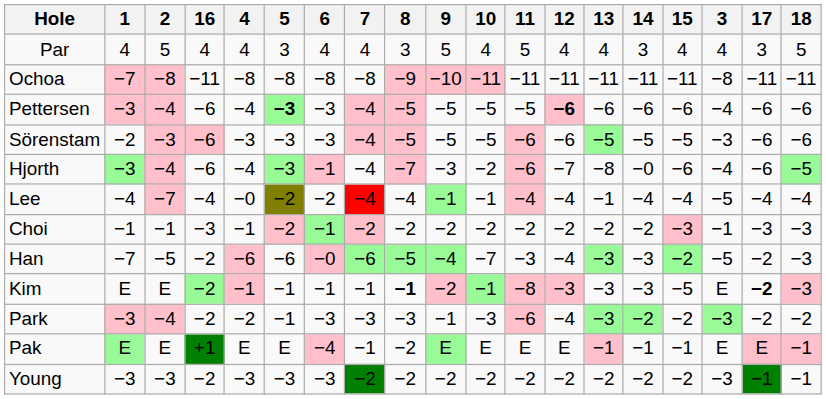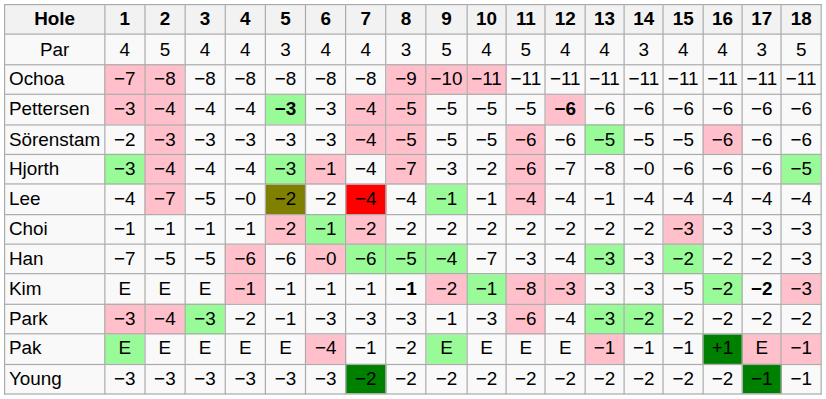columns swapped: (722, 19) <-> (205, 19)
